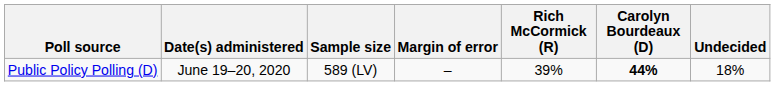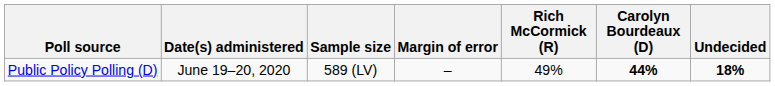(549, 70) 39% -> (549, 70) 49%
(730, 70) normal -> (730, 70) bold
